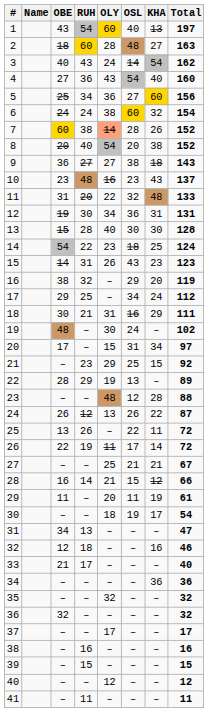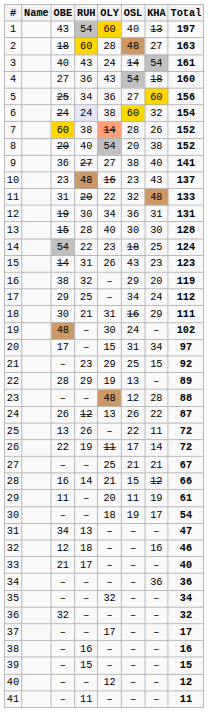(186, 63) 162 -> (186, 63) 161
(156, 80) 40 -> (156, 80) 18
(86, 113) no background -> (86, 113) lavender background
(156, 163) 18 -> (156, 163) 40
(186, 163) 143 -> (186, 163) 141
(186, 599) 32 -> (186, 599) 34
